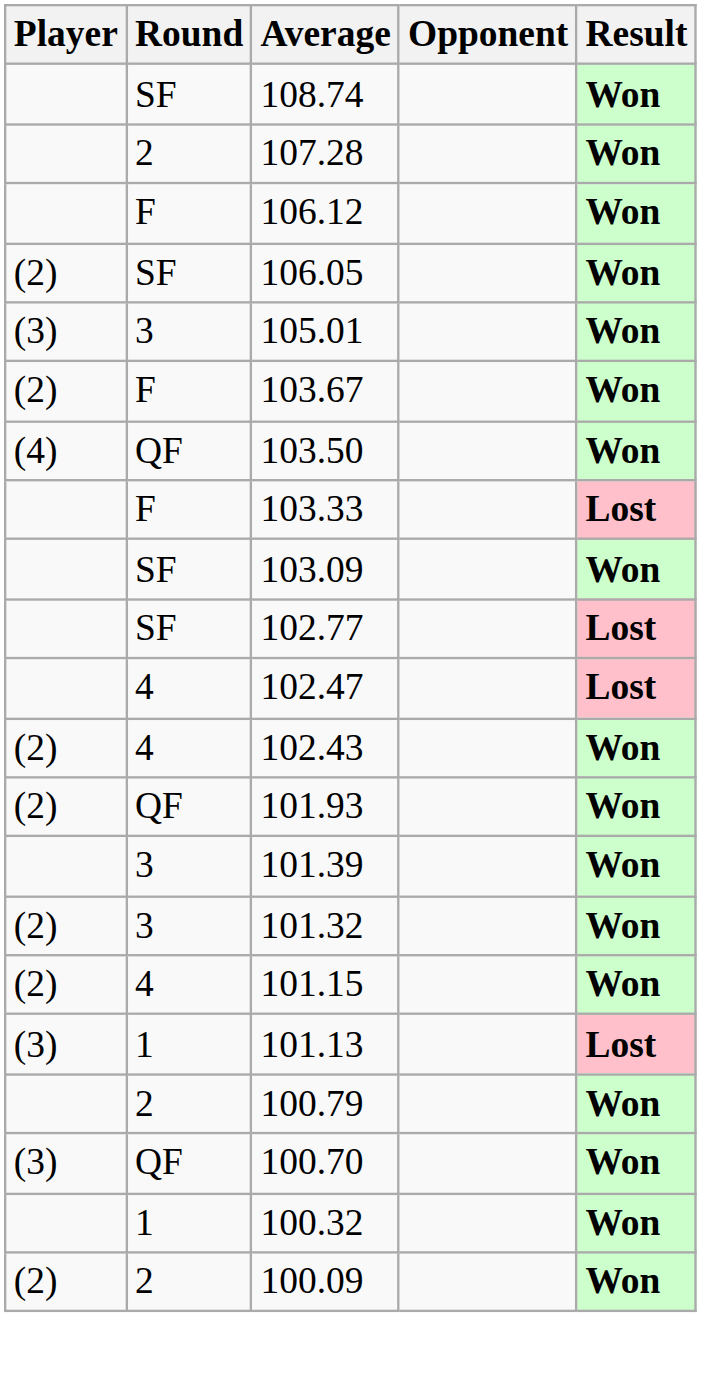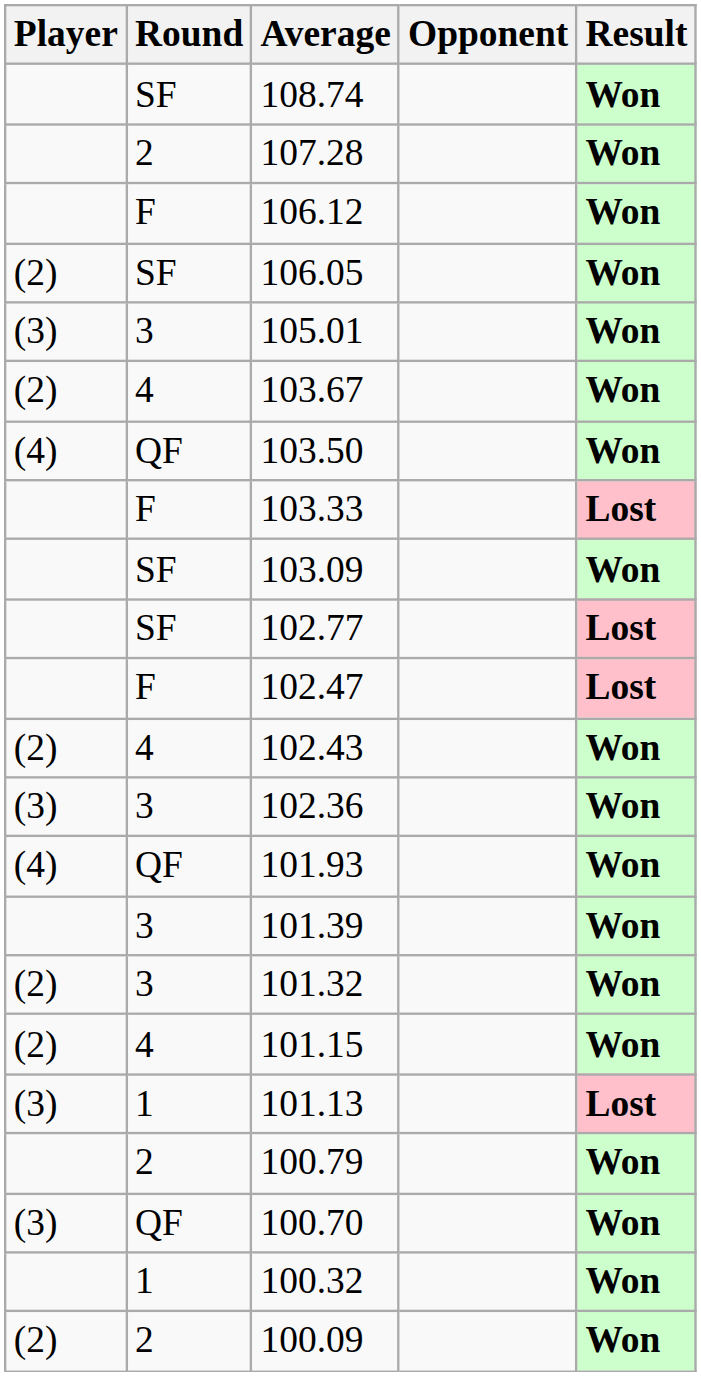(145, 390) F -> (144, 390) 4
(144, 687) 4 -> (145, 687) F
+ row: (312, 806)
(36, 806) (2) -> (36, 865) (4)
